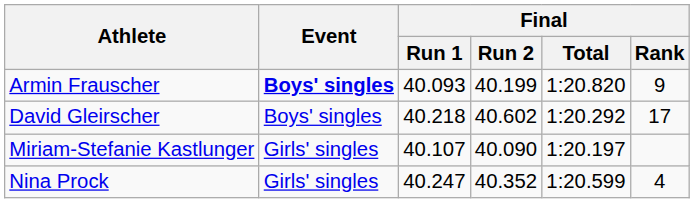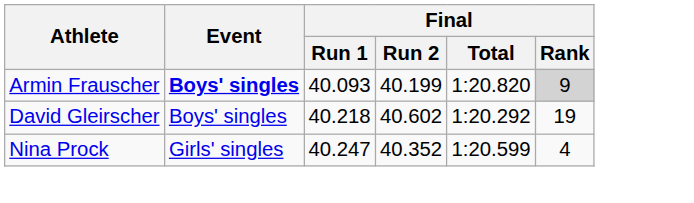(660, 85) no background -> (565, 85) lightgrey background
(660, 117) 17 -> (565, 117) 19
- row: (132, 149)
